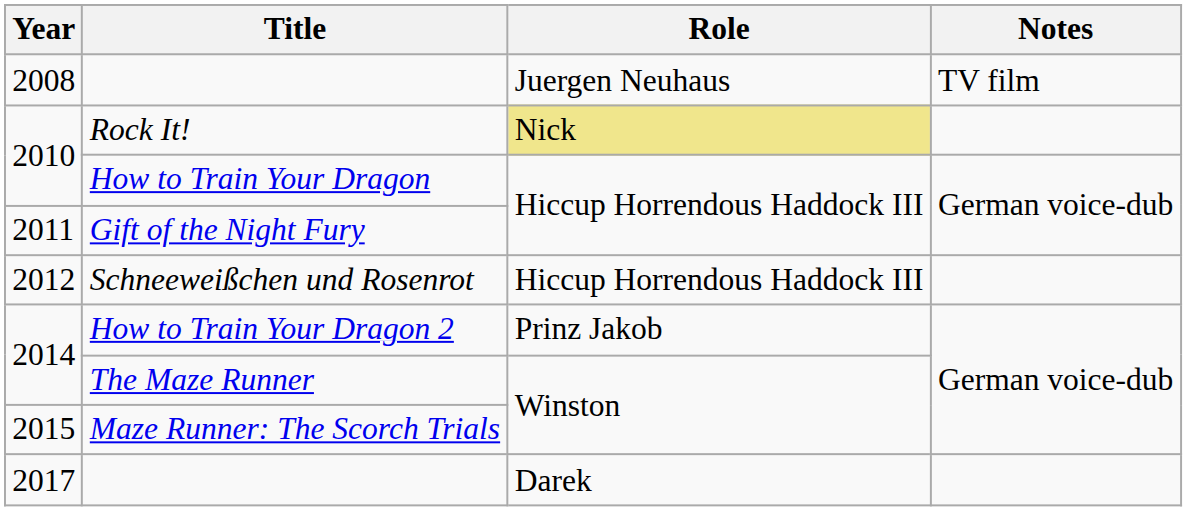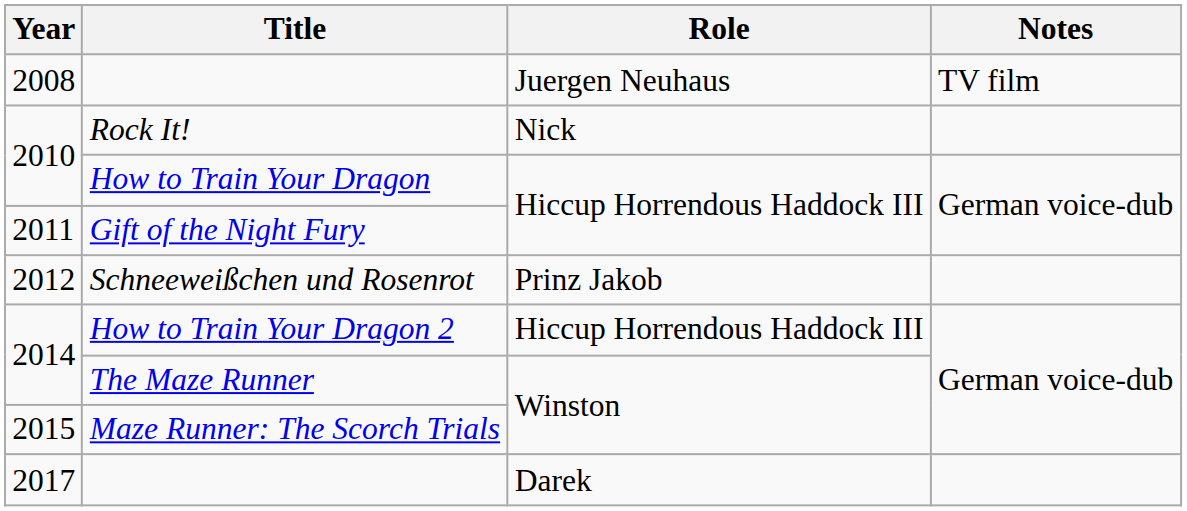(545, 129) khaki background -> (545, 129) no background
(719, 279) Hiccup Horrendous Haddock III -> (589, 279) Prinz Jakob
(589, 329) Prinz Jakob -> (719, 329) Hiccup Horrendous Haddock III
